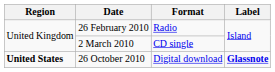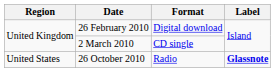(165, 28) Radio -> (188, 28) Digital download
(35, 59) bold -> (33, 59) normal
(188, 59) Digital download -> (165, 59) Radio
